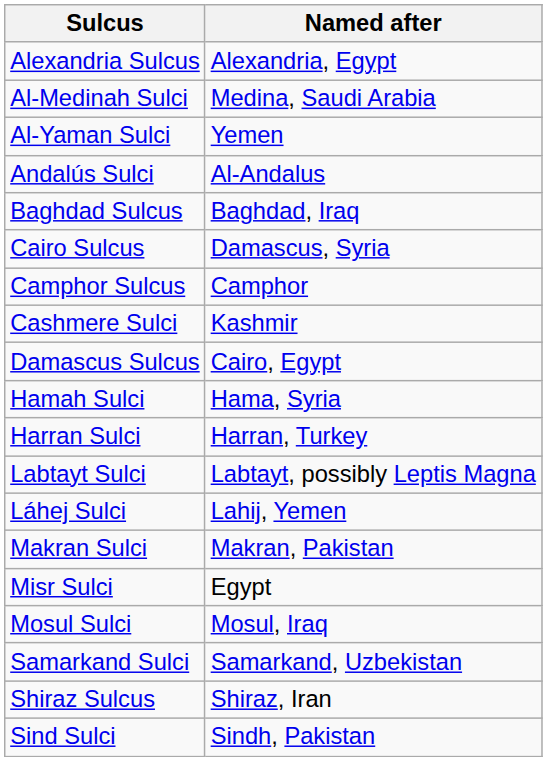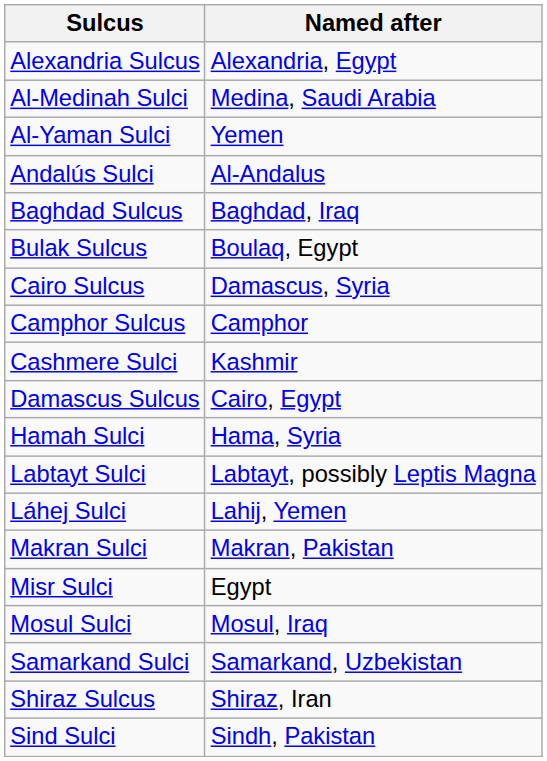+ row: (79, 248)
- row: (75, 436)
